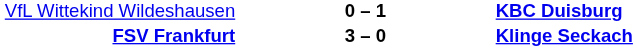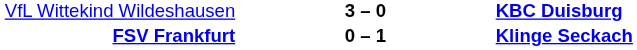(365, 11) 0 – 1 -> (365, 11) 3 – 0
(365, 35) 3 – 0 -> (365, 35) 0 – 1
